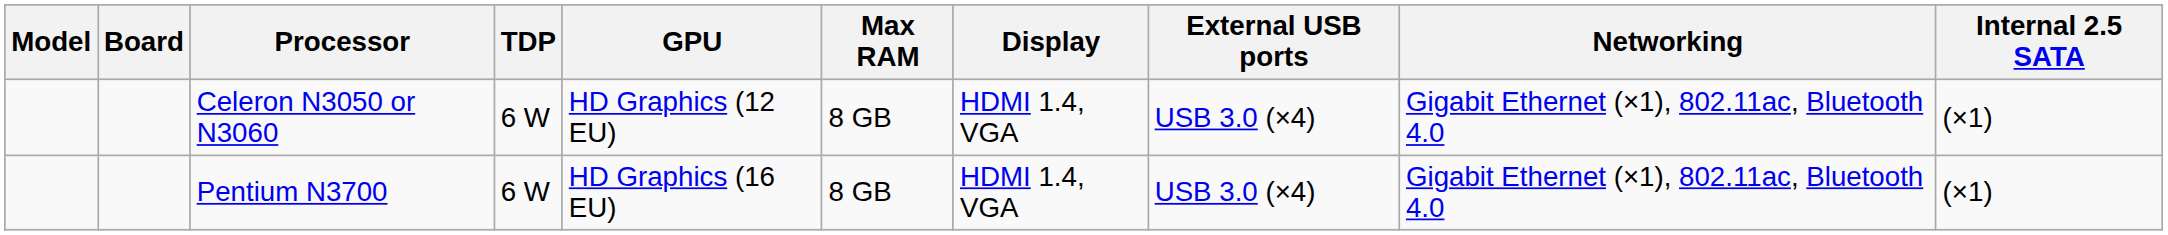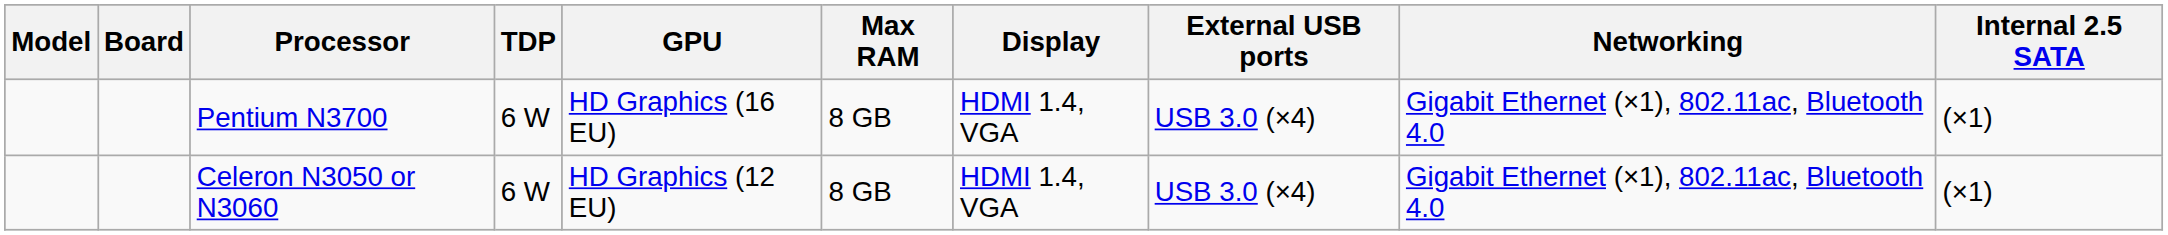rows swapped: (306, 117) <-> (292, 192)
